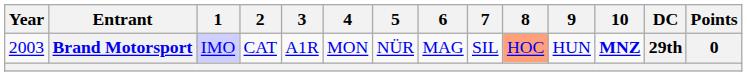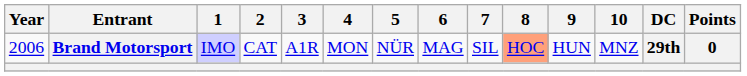(27, 47) 2003 -> (27, 47) 2006
(620, 47) bold -> (619, 47) normal
